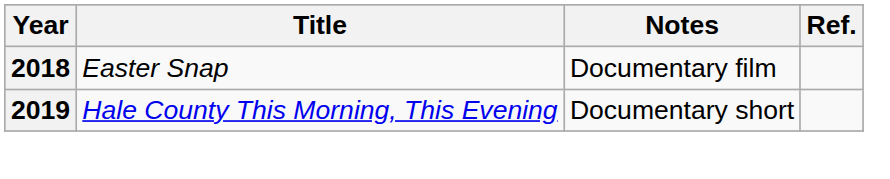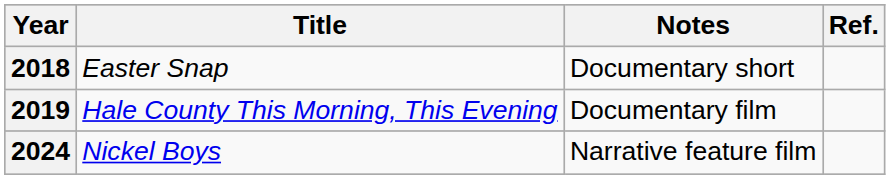(673, 67) Documentary film -> (682, 67) Documentary short
(682, 109) Documentary short -> (673, 109) Documentary film
+ row: (40, 151)
